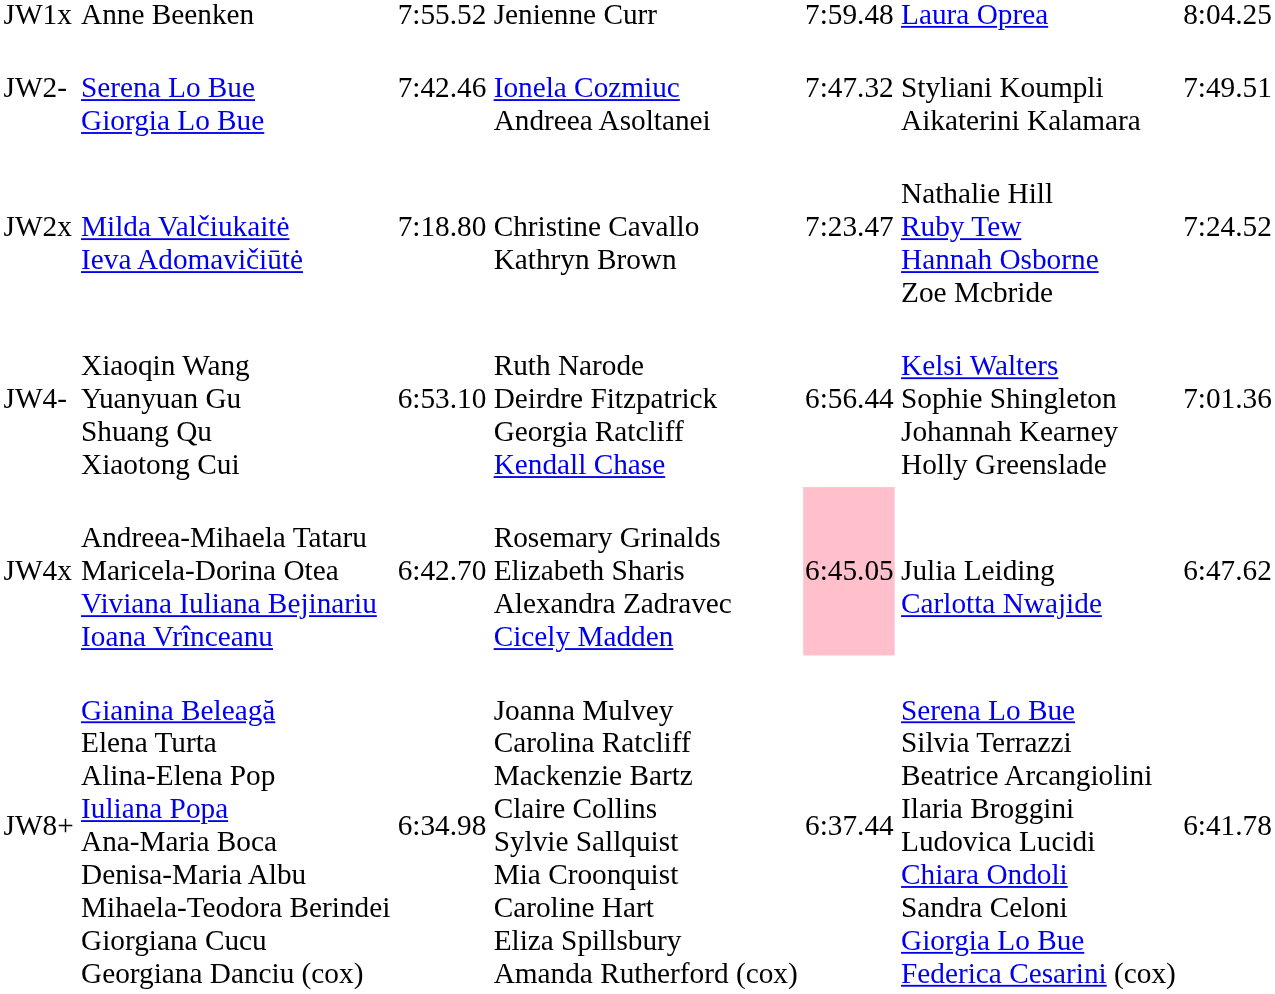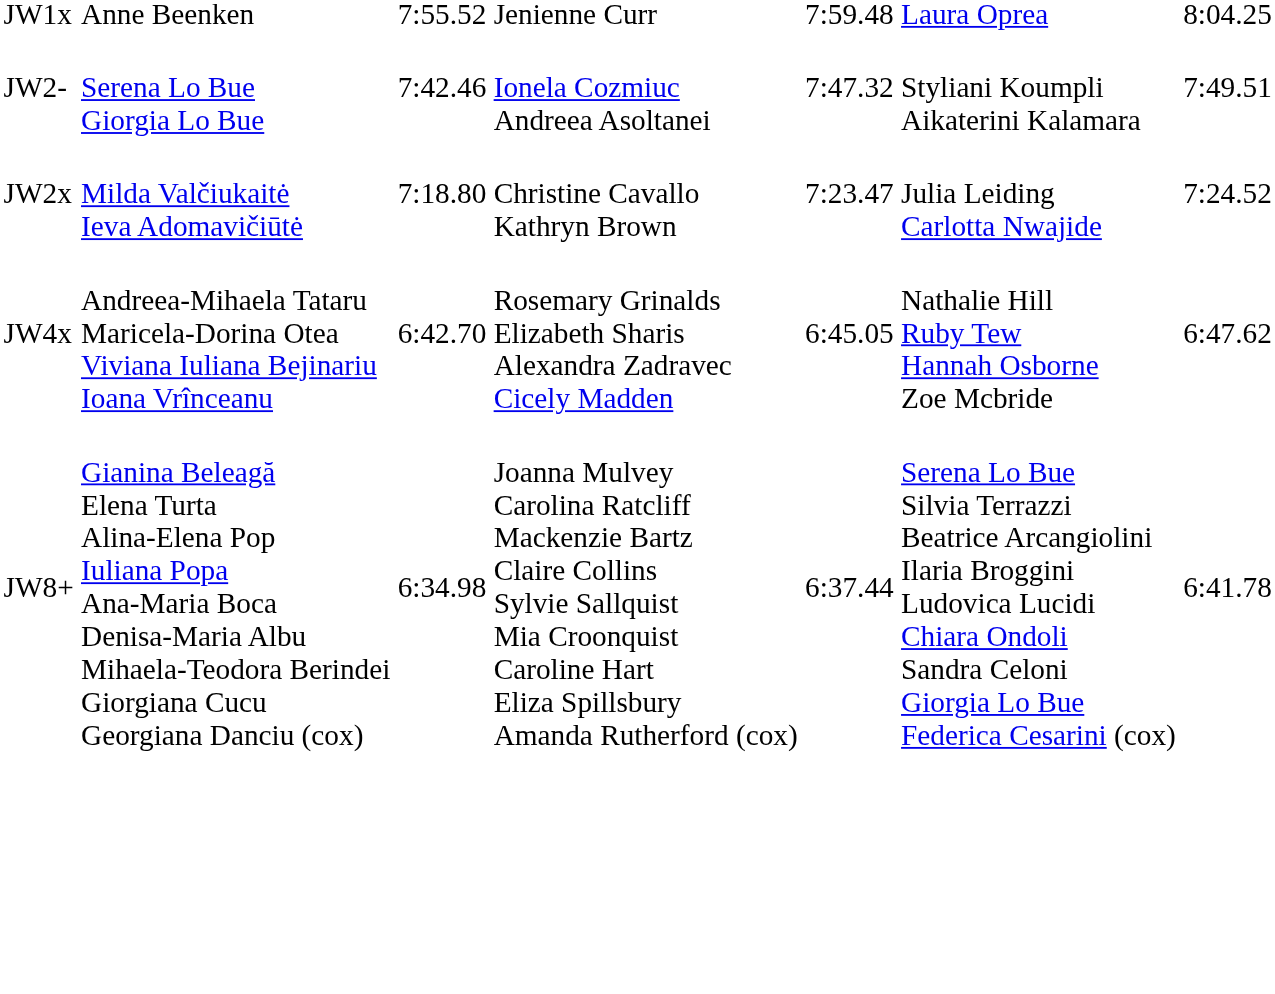(1000, 243) Nathalie Hill Ruby Tew Hannah Osborne Zoe Mcbride -> (1001, 210) Julia Leiding Carlotta Nwajide
- row: (35, 398)
(849, 570) pink background -> (849, 332) no background
(1001, 587) Julia Leiding Carlotta Nwajide -> (1000, 349) Nathalie Hill Ruby Tew Hannah Osborne Zoe Mcbride
